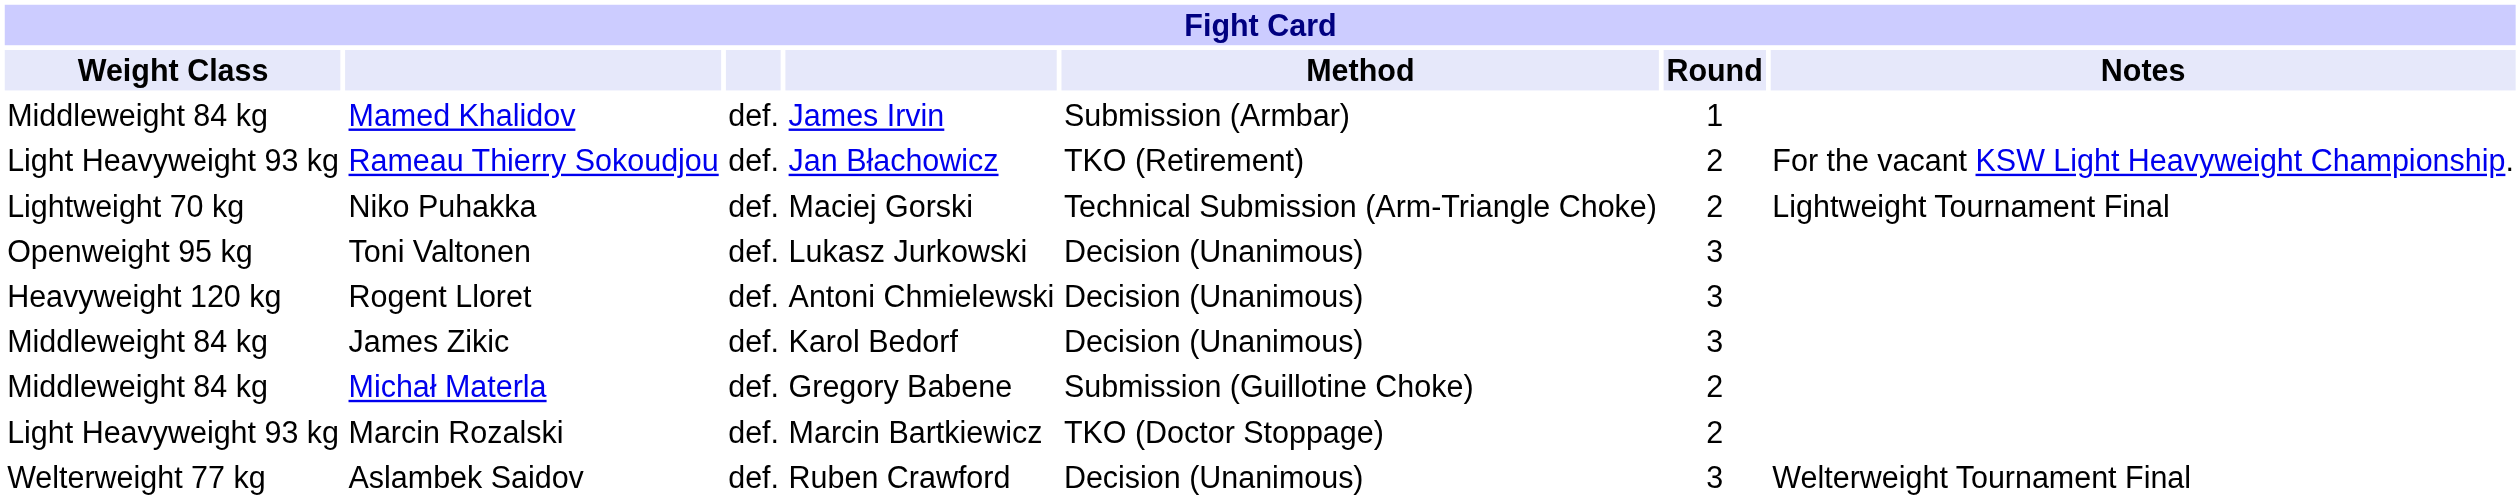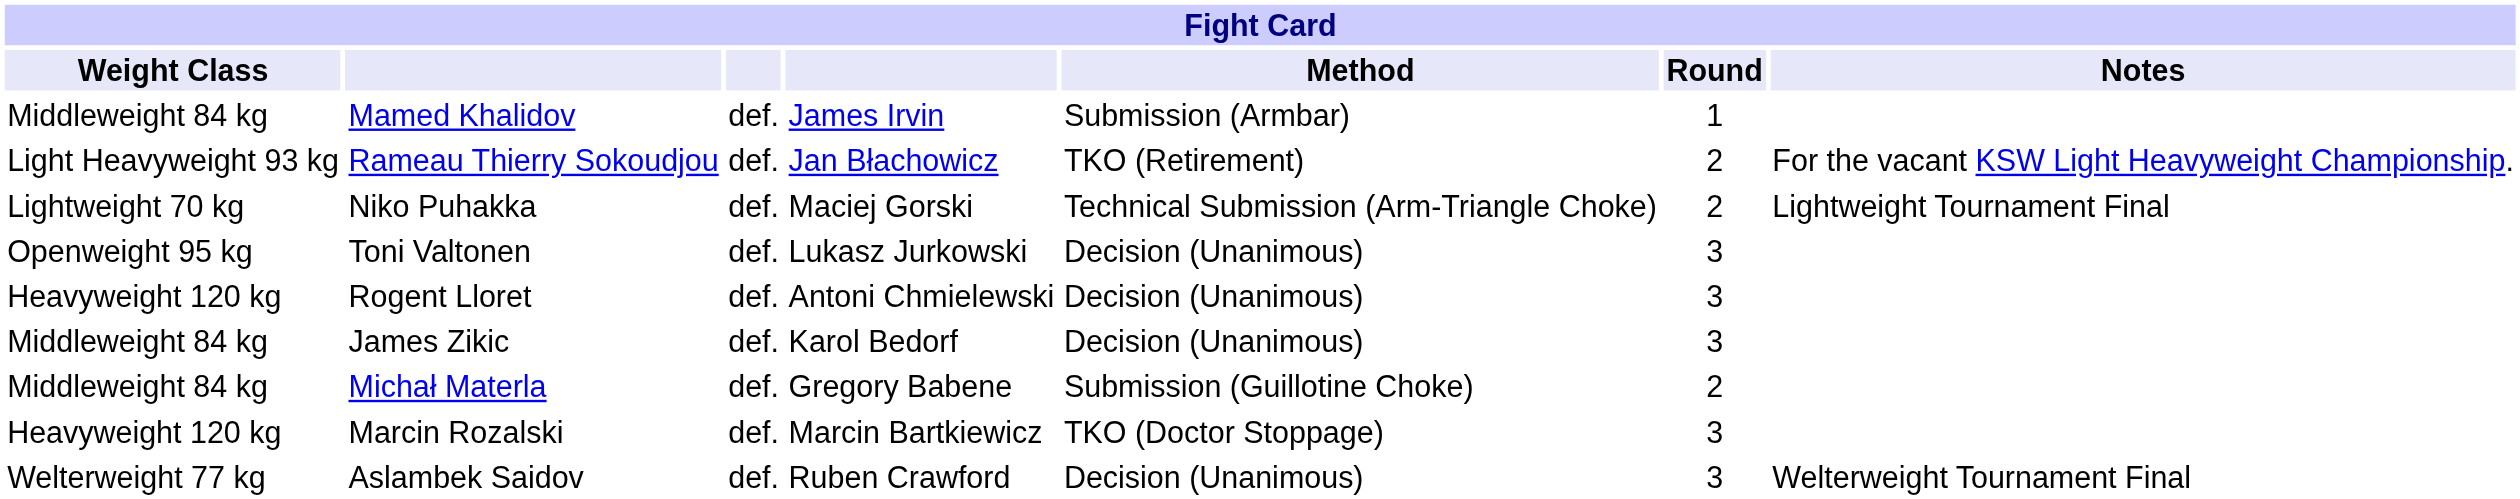(173, 432) Light Heavyweight 93 kg -> (144, 432) Heavyweight 120 kg
(1715, 432) 2 -> (1715, 432) 3
